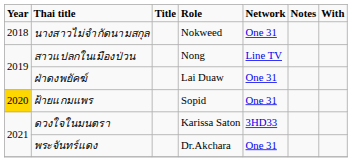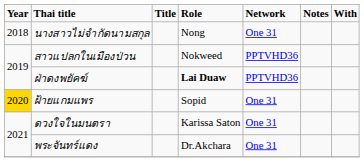(202, 33) Nokweed -> (193, 33) Nong
(193, 55) Nong -> (202, 55) Nokweed
(264, 55) Line TV -> (272, 55) PPTVHD36
(202, 77) normal -> (204, 77) bold
(261, 77) One 31 -> (272, 77) PPTVHD36
(261, 122) 3HD33 -> (261, 122) One 31
